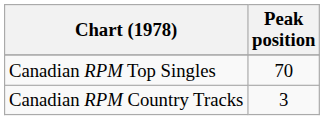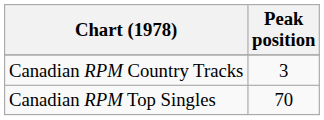rows swapped: (126, 99) <-> (112, 70)
